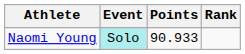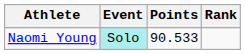(174, 38) 90.933 -> (174, 38) 90.533
